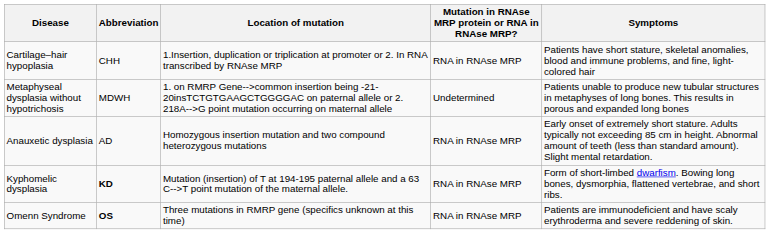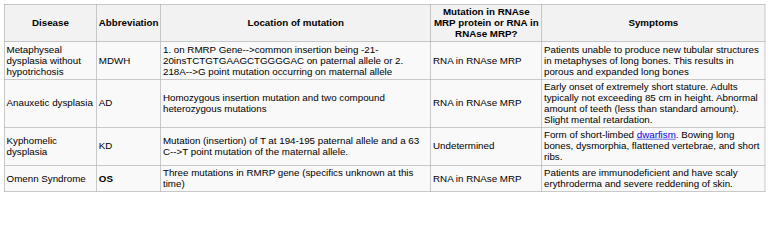- row: (37, 60)
(464, 98) Undetermined -> (477, 60) RNA in RNAse MRP
(106, 183) bold -> (106, 146) normal
(477, 183) RNA in RNAse MRP -> (464, 146) Undetermined
